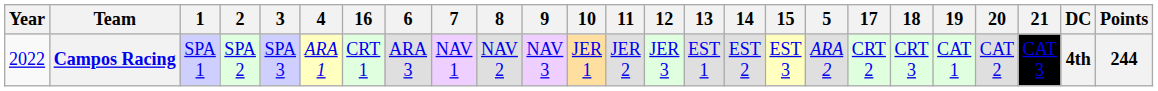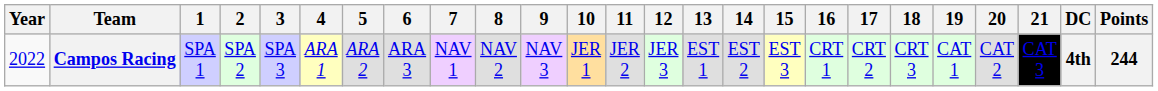columns swapped: (827, 19) <-> (363, 19)
